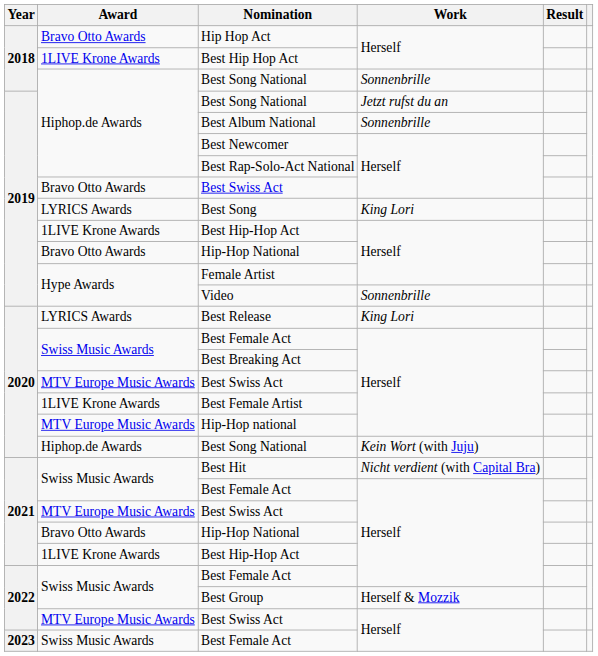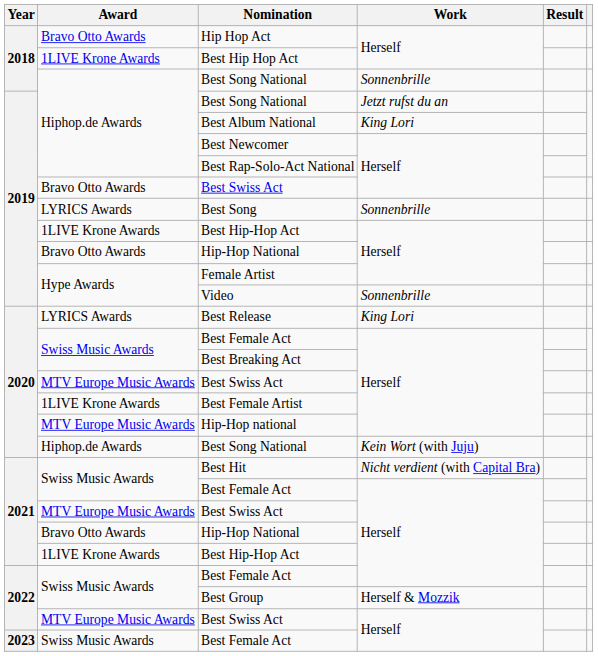(395, 123) Sonnenbrille -> (387, 123) King Lori
(387, 209) King Lori -> (395, 209) Sonnenbrille
